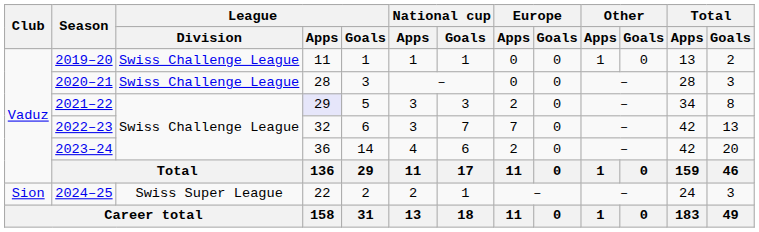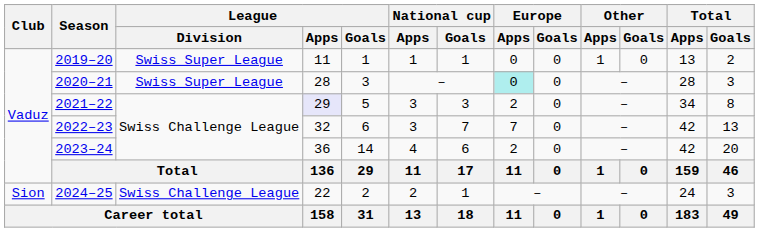(209, 60) Swiss Challenge League -> (209, 60) Swiss Super League
(209, 82) Swiss Challenge League -> (209, 82) Swiss Super League
(514, 82) no background -> (514, 82) paleturquoise background
(209, 194) Swiss Super League -> (209, 194) Swiss Challenge League
